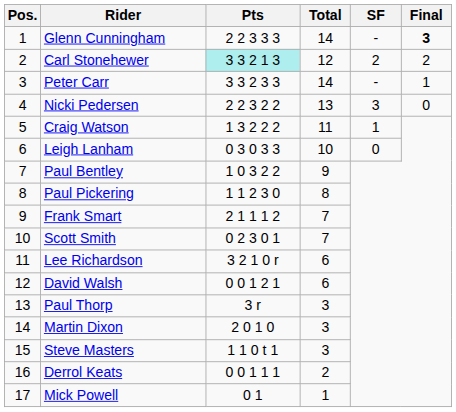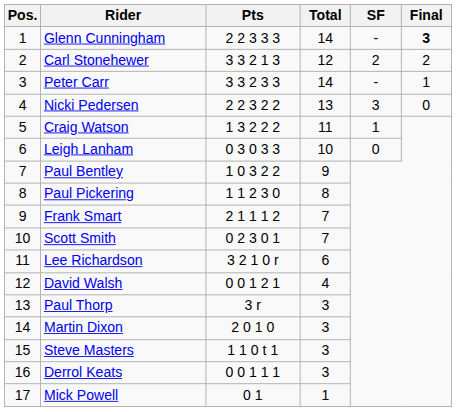(253, 60) paleturquoise background -> (253, 60) no background
(325, 283) 6 -> (325, 283) 4
(325, 372) 2 -> (325, 372) 3
